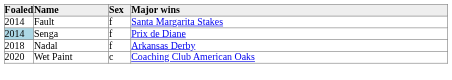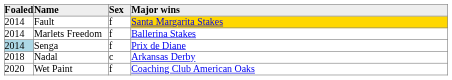(177, 22) no background -> (177, 22) gold background
+ row: (68, 33)
(111, 45) f -> (111, 57) c
(111, 57) c -> (111, 69) f
